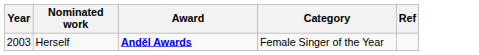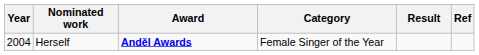+ column: (424, 19)
(19, 42) 2003 -> (19, 42) 2004
